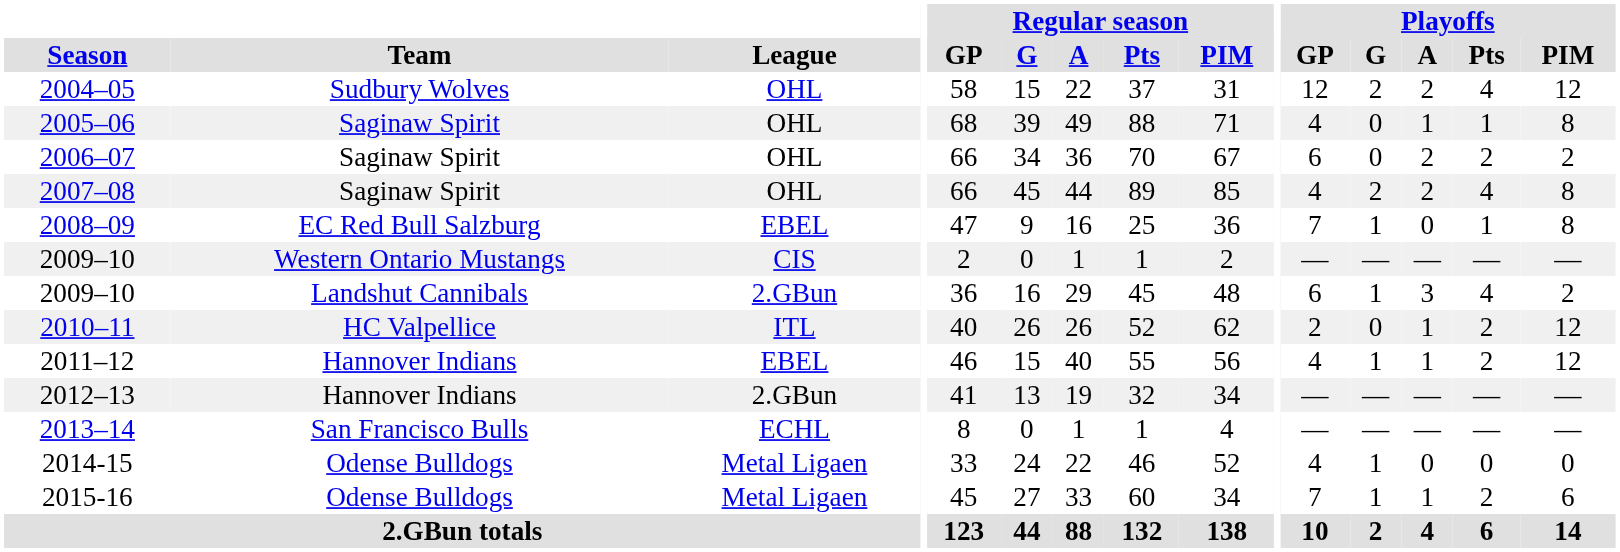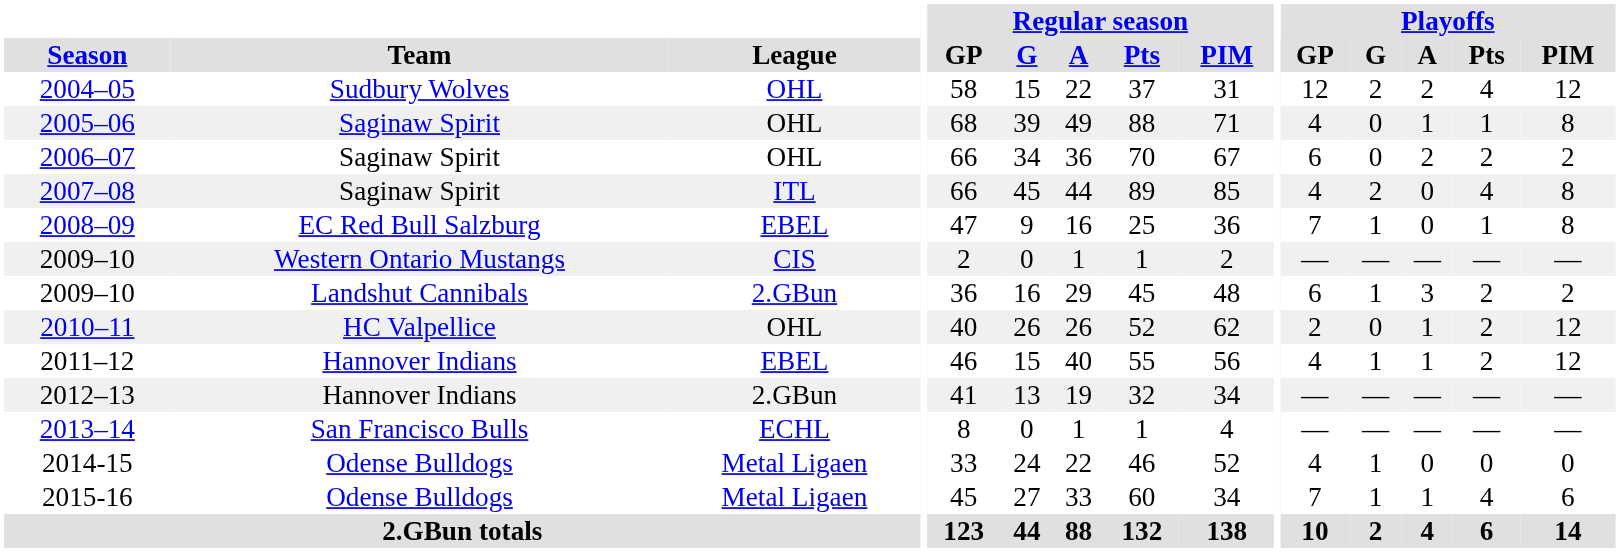(794, 190) OHL -> (794, 190) ITL
(1427, 190) 2 -> (1427, 190) 0
(1487, 292) 4 -> (1487, 292) 2
(794, 326) ITL -> (794, 326) OHL
(1487, 496) 2 -> (1487, 496) 4
